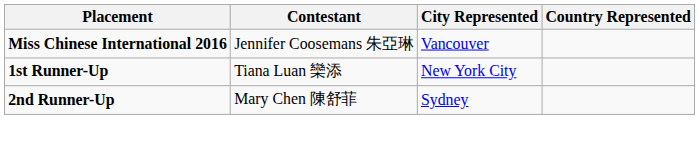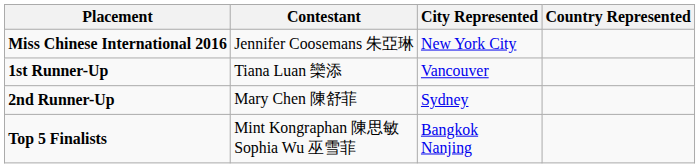(455, 43) Vancouver -> (469, 43) New York City
(469, 71) New York City -> (455, 71) Vancouver
+ row: (58, 138)
